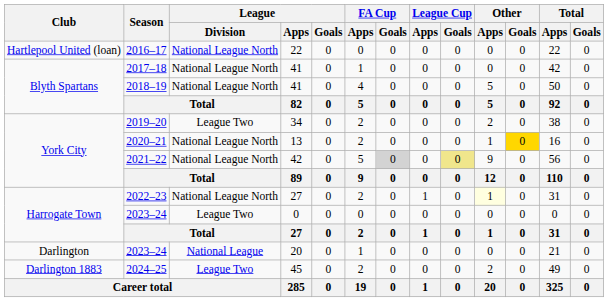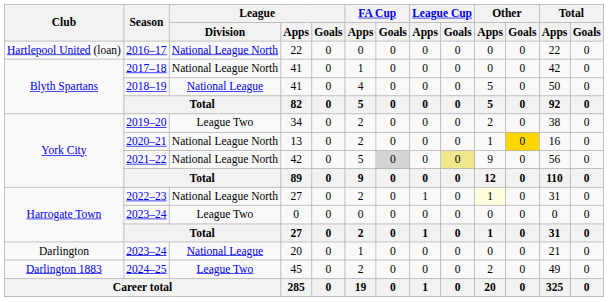(225, 86) National League North -> (225, 86) National League
